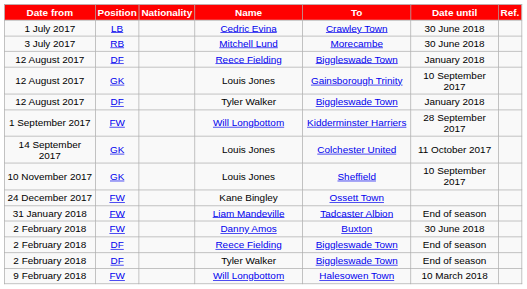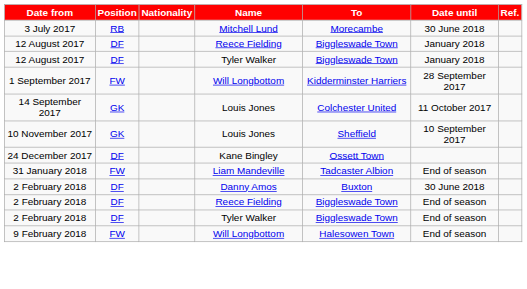- row: (50, 28)
- row: (50, 81)
(117, 198) FW -> (117, 156) DF
(117, 229) FW -> (117, 187) DF
(455, 277) 10 March 2018 -> (455, 234) End of season
